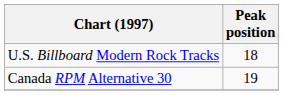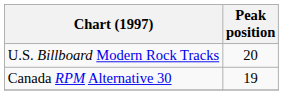(251, 55) 18 -> (251, 55) 20
